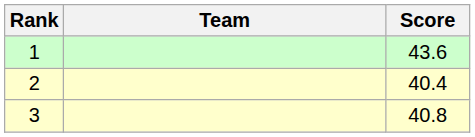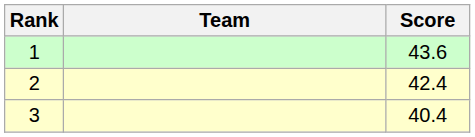(428, 83) 40.4 -> (428, 83) 42.4
(428, 115) 40.8 -> (428, 115) 40.4
